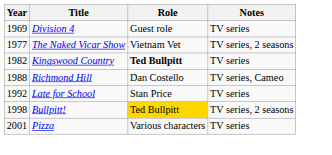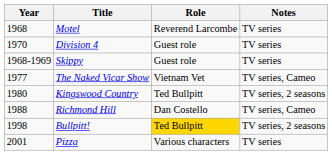+ row: (68, 28)
(17, 28) 1969 -> (17, 45) 1970
+ row: (69, 61)
(252, 45) TV series, 2 seasons -> (279, 77) TV series, Cameo
(17, 61) 1982 -> (17, 93) 1980
(156, 61) bold -> (178, 93) normal
(230, 61) TV series -> (284, 93) TV series, 2 seasons
- row: (63, 93)
